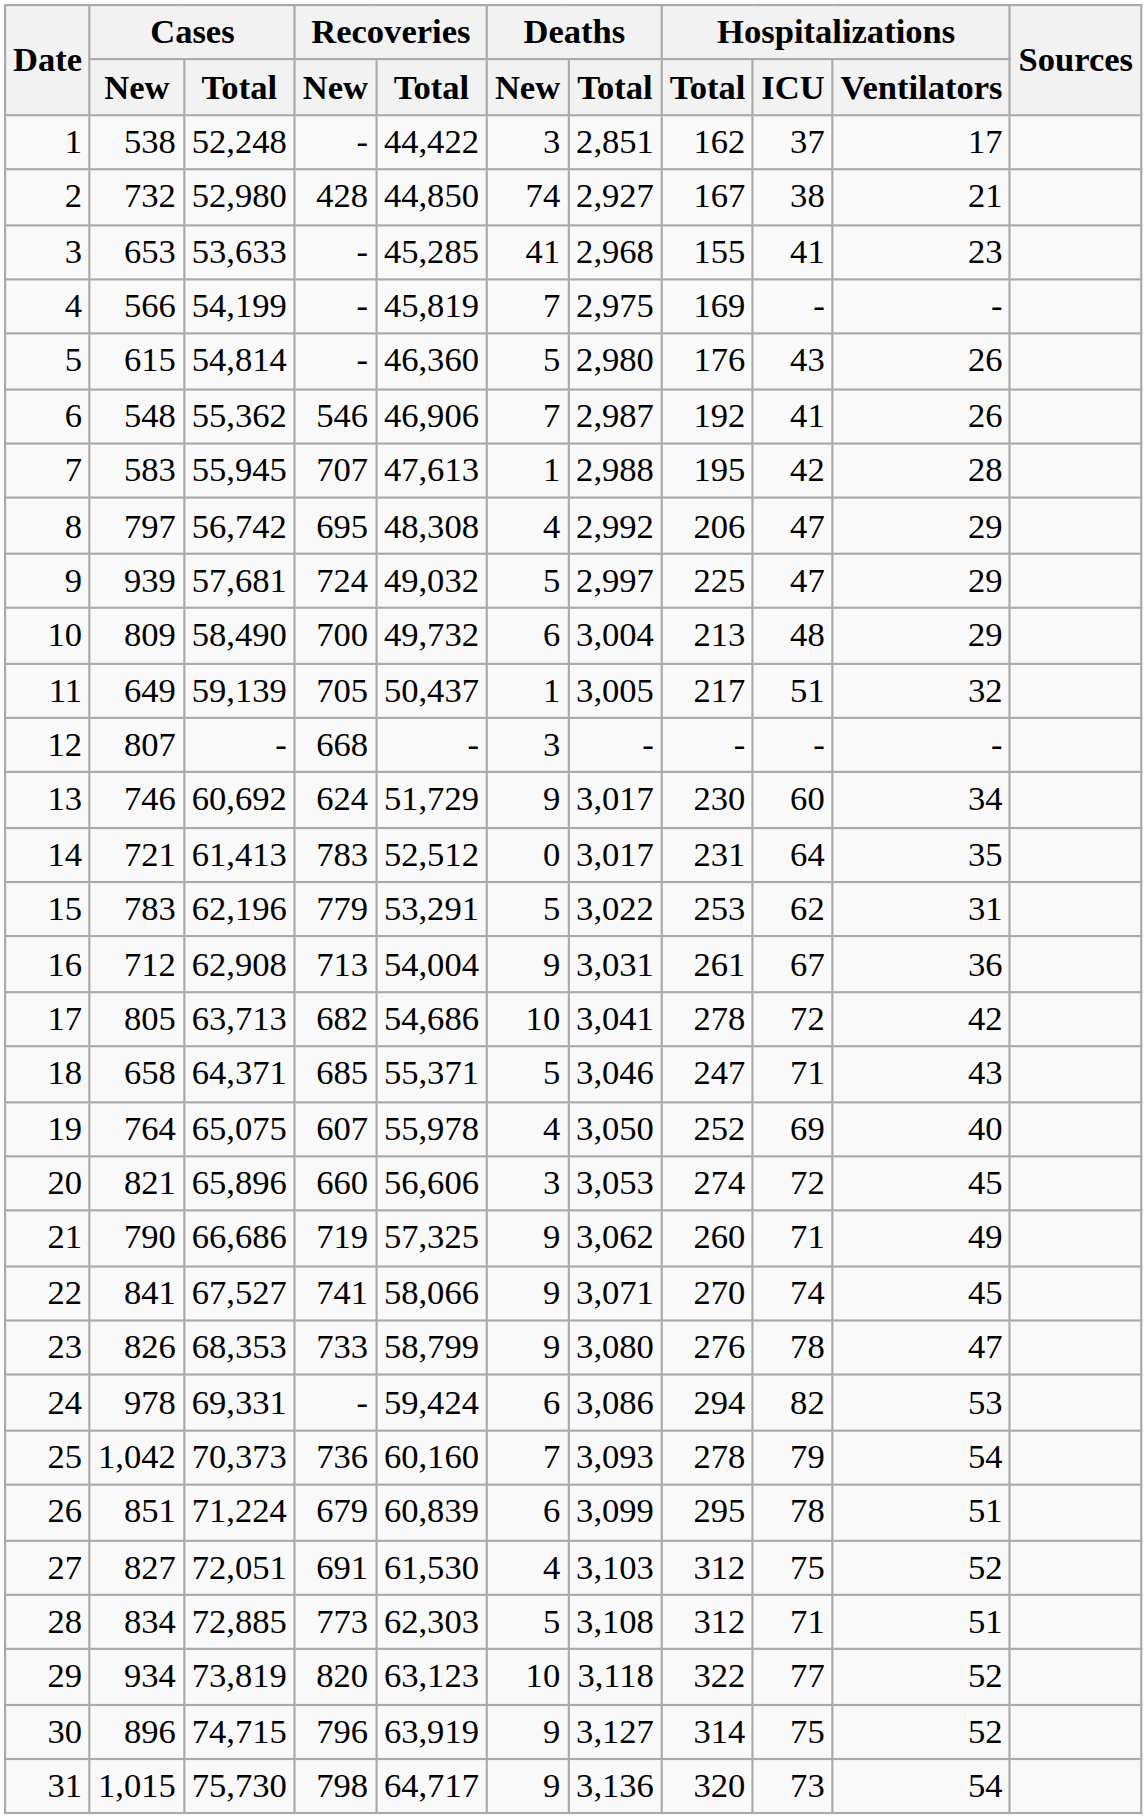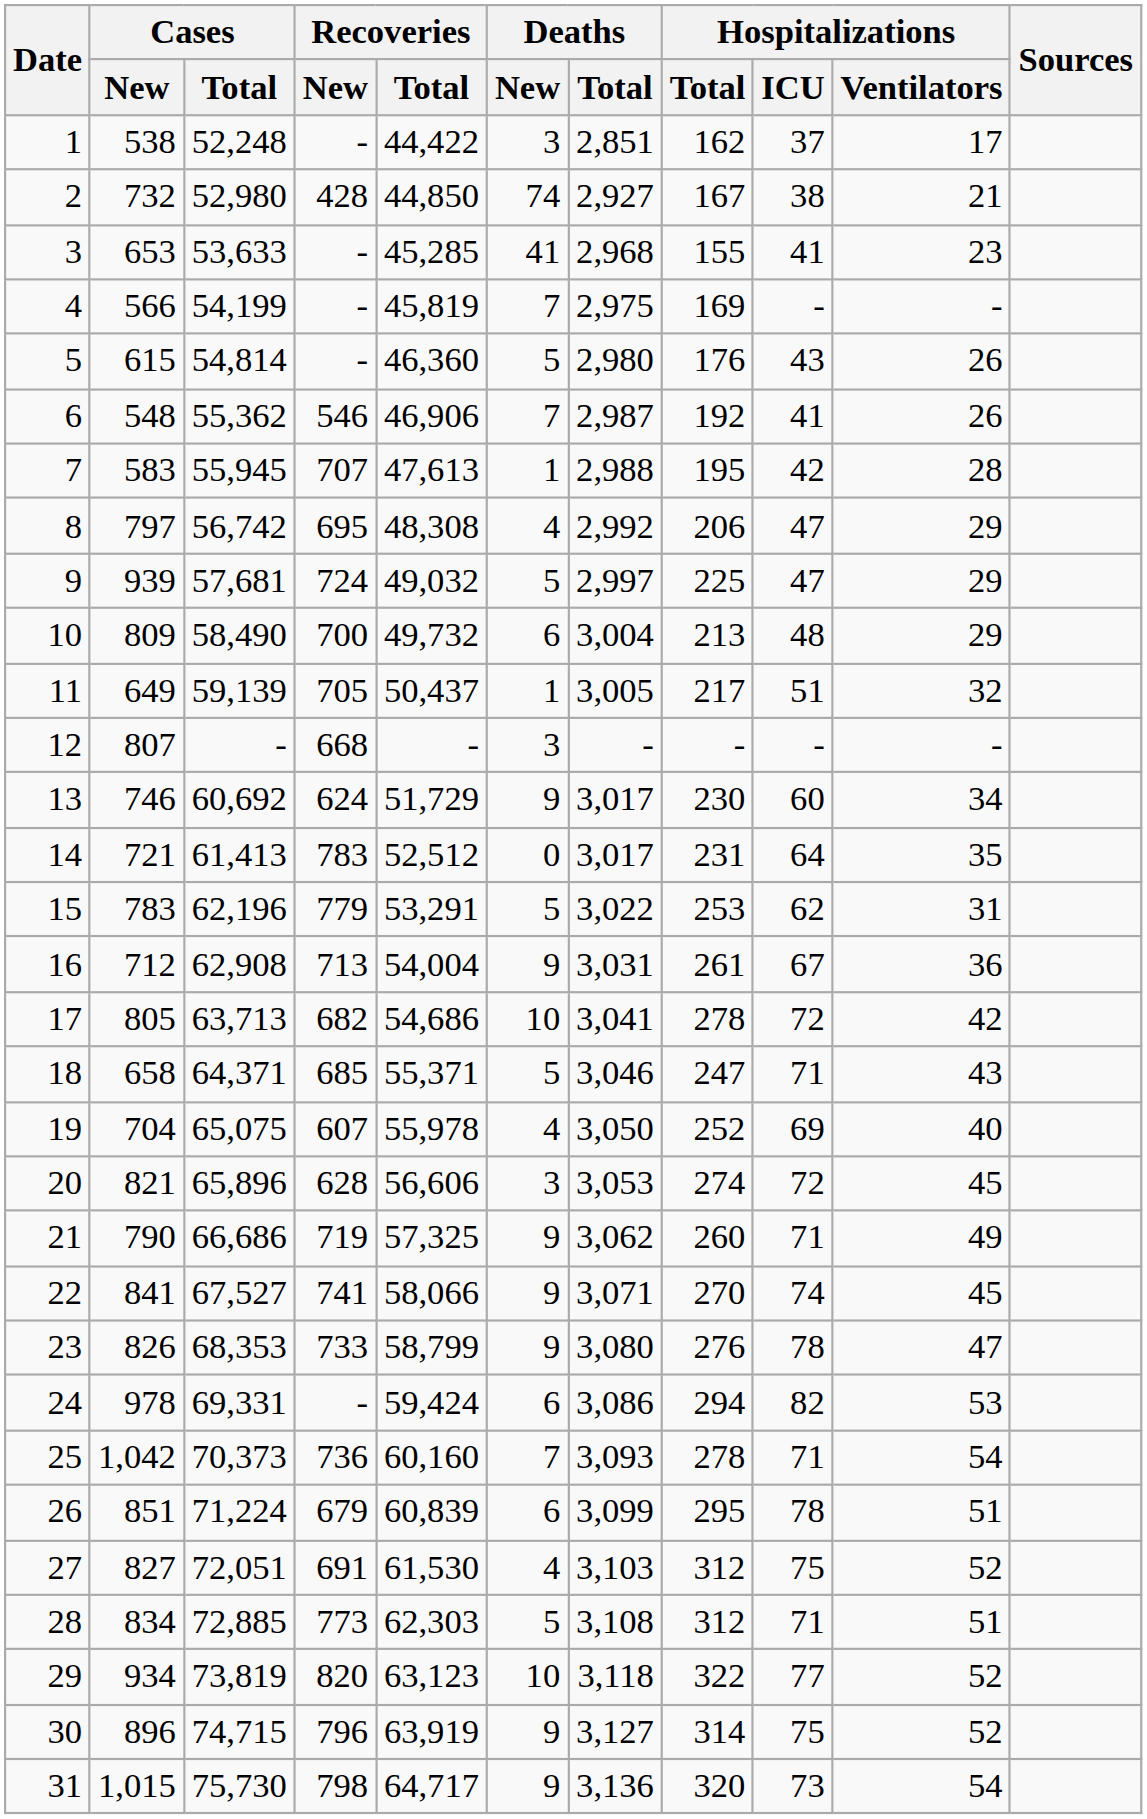(150, 1128) 764 -> (150, 1128) 704
(342, 1182) 660 -> (342, 1182) 628
(807, 1456) 79 -> (807, 1456) 71
